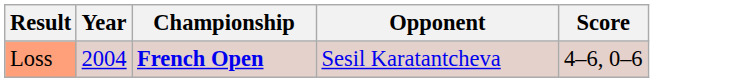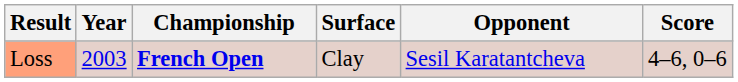+ column: (358, 22)
(104, 58) 2004 -> (104, 58) 2003
